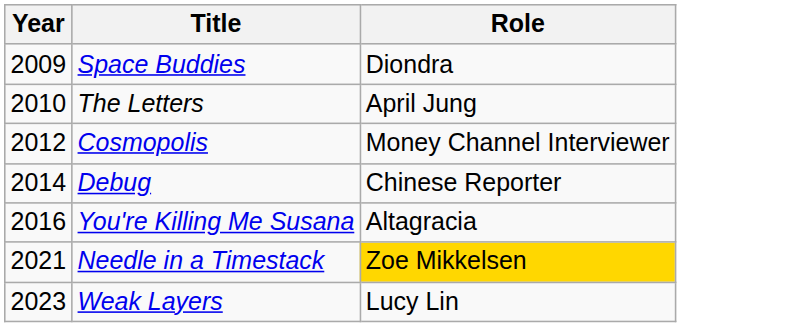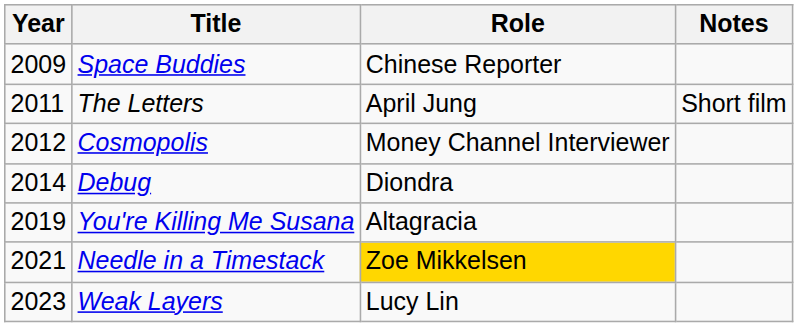+ column: (734, 24)
(410, 63) Diondra -> (464, 63) Chinese Reporter
(38, 103) 2010 -> (37, 103) 2011
(464, 182) Chinese Reporter -> (410, 182) Diondra
(38, 222) 2016 -> (38, 222) 2019
